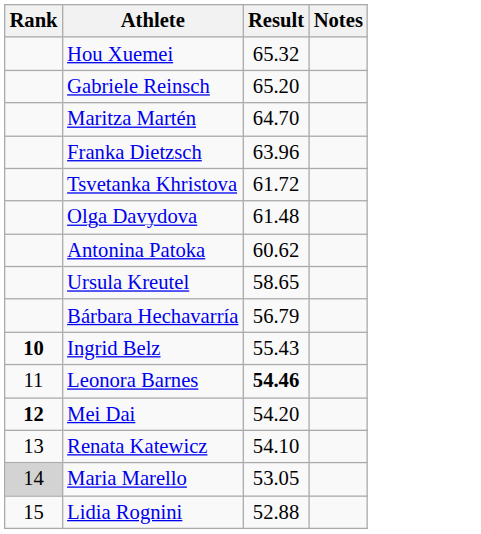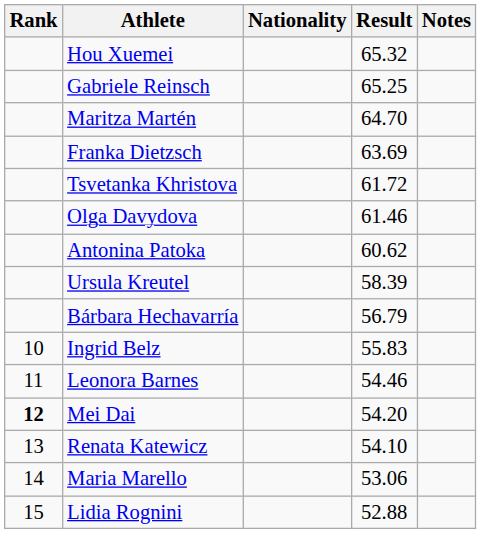+ column: (297, 20)
(276, 86) 65.20 -> (384, 86) 65.25
(276, 151) 63.96 -> (384, 151) 63.69
(276, 217) 61.48 -> (384, 217) 61.46
(276, 282) 58.65 -> (384, 282) 58.39
(33, 348) bold -> (33, 348) normal
(276, 348) 55.43 -> (384, 348) 55.83
(276, 380) bold -> (384, 380) normal
(33, 479) lightgrey background -> (33, 479) no background
(276, 479) 53.05 -> (384, 479) 53.06
